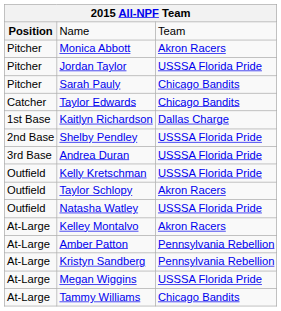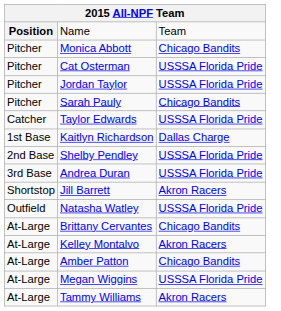(192, 48) Akron Racers -> (199, 48) Chicago Bandits
+ row: (95, 66)
(199, 102) Chicago Bandits -> (211, 119) USSSA Florida Pride
+ row: (85, 191)
- row: (103, 173)
- row: (96, 191)
+ row: (106, 226)
(216, 244) Pennsylvania Rebellion -> (199, 262) Chicago Bandits
- row: (102, 262)
(199, 297) Chicago Bandits -> (193, 297) Akron Racers
